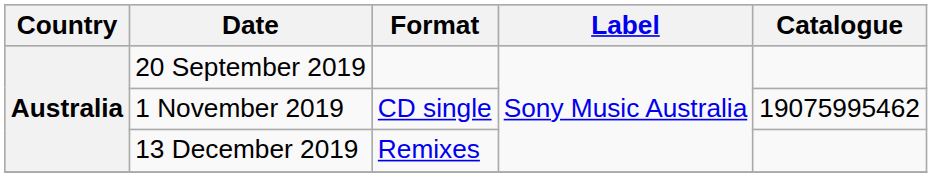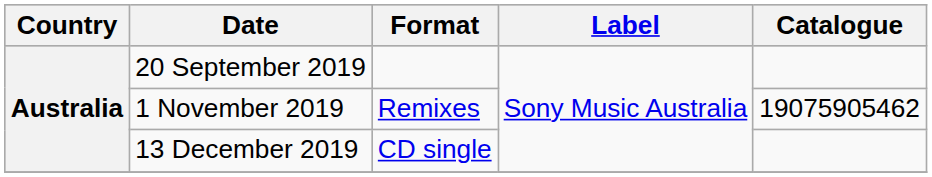(435, 108) CD single -> (429, 108) Remixes
(840, 108) 19075995462 -> (840, 108) 19075905462
(429, 150) Remixes -> (435, 150) CD single
